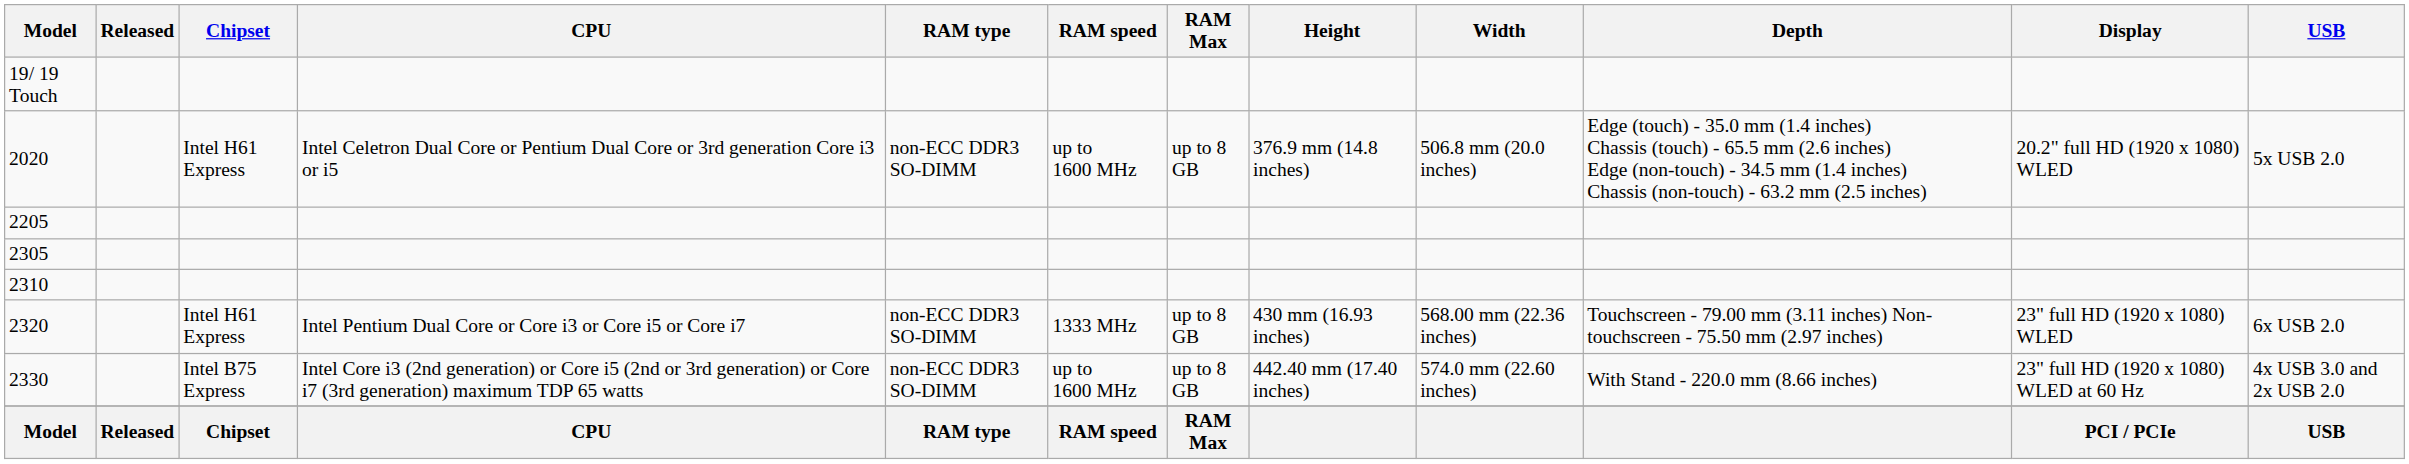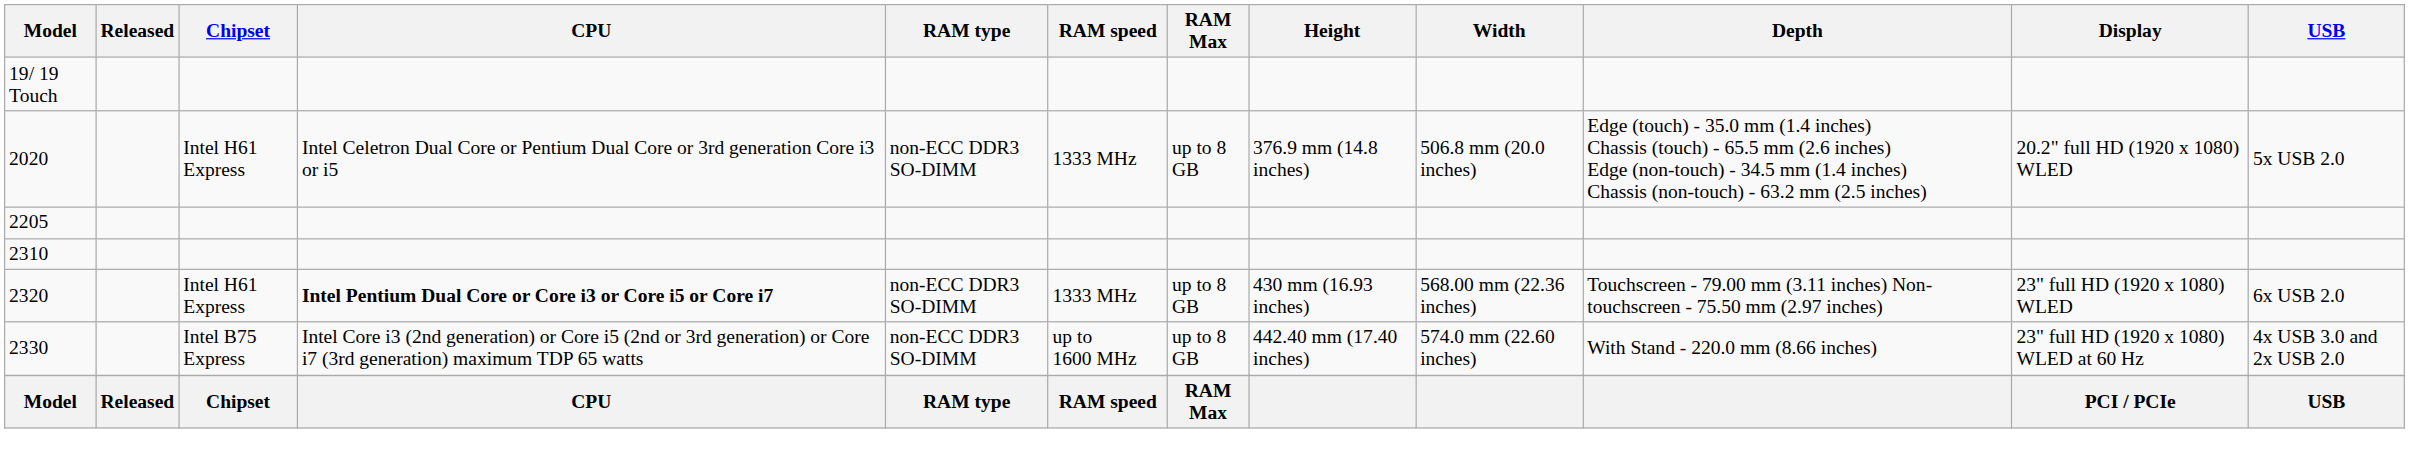(1095, 158) up to 1600 MHz -> (1095, 158) 1333 MHz
- row: (29, 253)
(524, 326) normal -> (538, 295) bold
